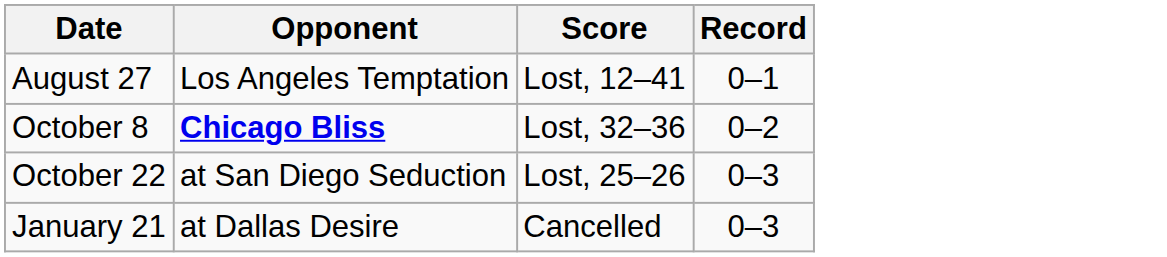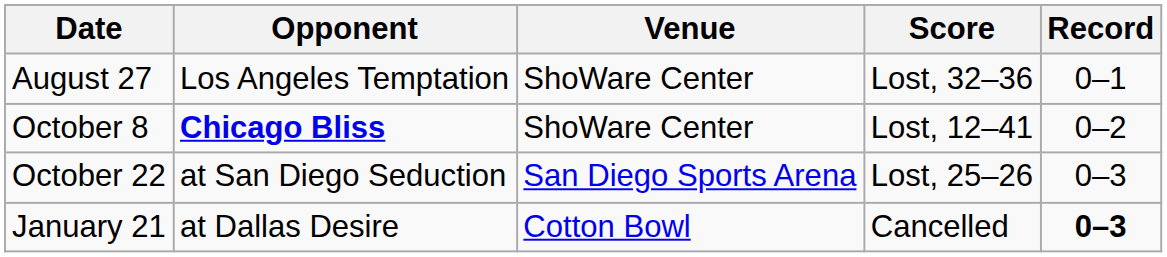+ column: (690, 29)
(604, 78) Lost, 12–41 -> (952, 78) Lost, 32–36
(604, 127) Lost, 32–36 -> (952, 127) Lost, 12–41
(753, 226) normal -> (1101, 226) bold
